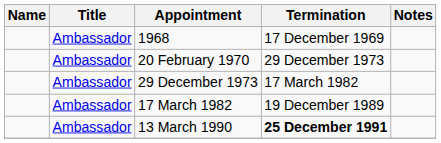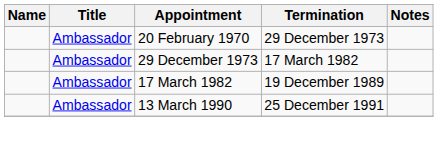- row: (154, 37)
(326, 127) bold -> (324, 104) normal
